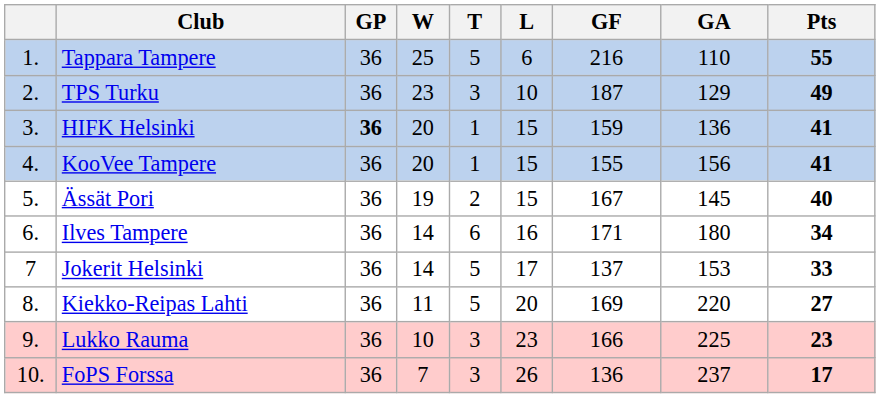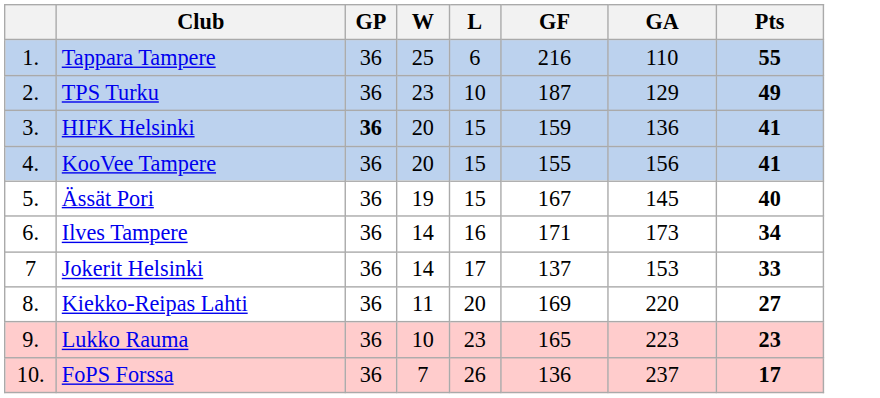- column: (475, 22)
(714, 233) 180 -> (662, 233) 173
(606, 339) 166 -> (555, 339) 165
(714, 339) 225 -> (662, 339) 223
